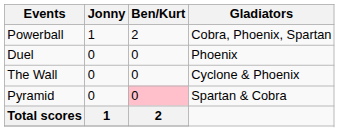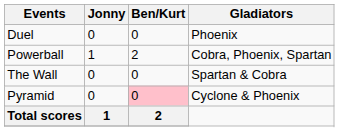rows swapped: (21, 55) <-> (35, 34)
(245, 75) Cyclone & Phoenix -> (239, 75) Spartan & Cobra
(239, 95) Spartan & Cobra -> (245, 95) Cyclone & Phoenix
